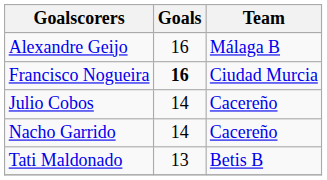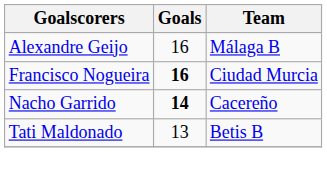- row: (51, 103)
(180, 132) normal -> (180, 103) bold
